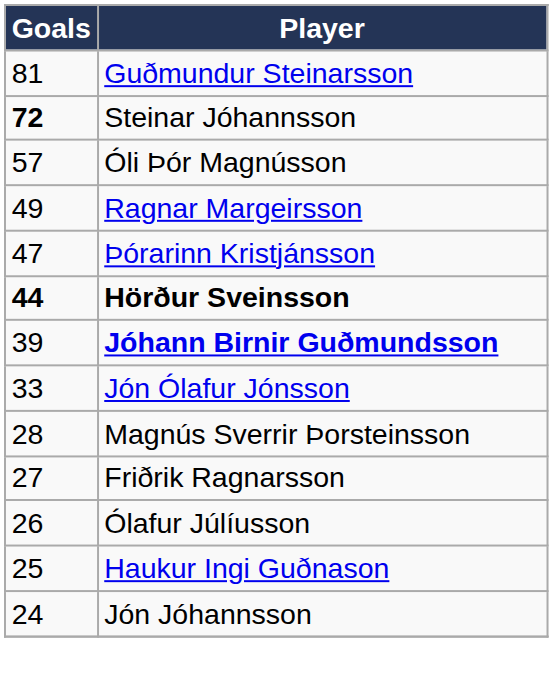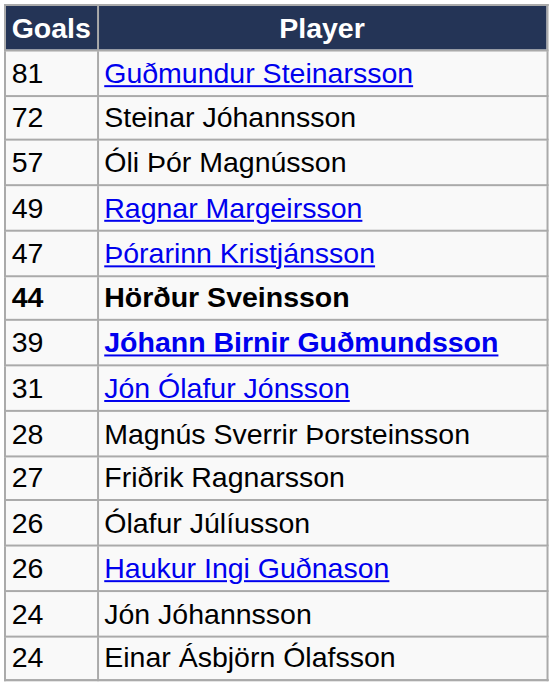(28, 118) bold -> (28, 118) normal
(28, 388) 33 -> (28, 388) 31
(28, 568) 25 -> (28, 568) 26
+ row: (250, 659)
